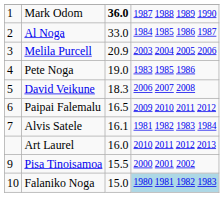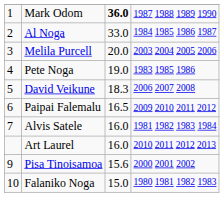(118, 51) 20.9 -> (118, 51) 20.0
(118, 126) 16.1 -> (118, 126) 16.0
(118, 164) 15.5 -> (118, 164) 15.6
(175, 182) lightblue background -> (175, 182) no background
